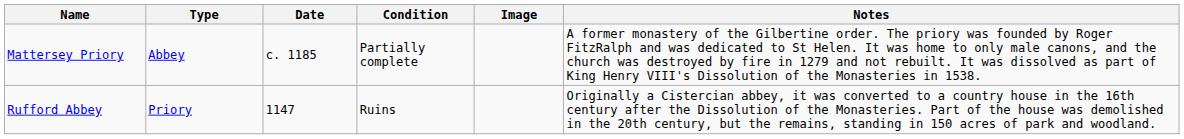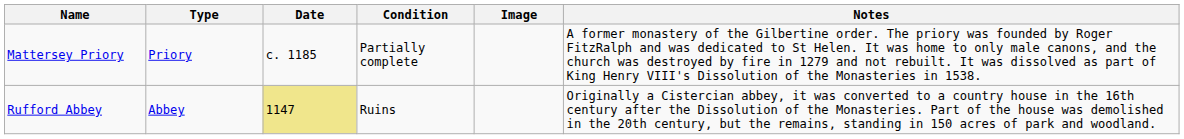(166, 55) Abbey -> (170, 55) Priory
(170, 110) Priory -> (166, 110) Abbey
(280, 110) no background -> (280, 110) khaki background
